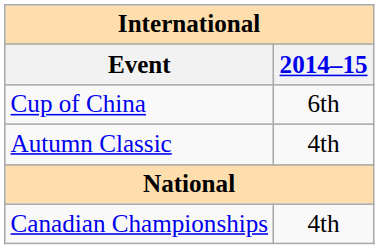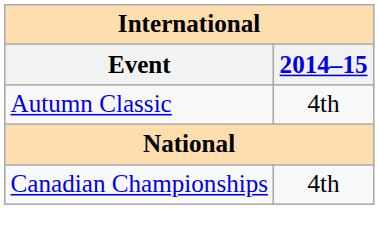- row: (78, 104)
